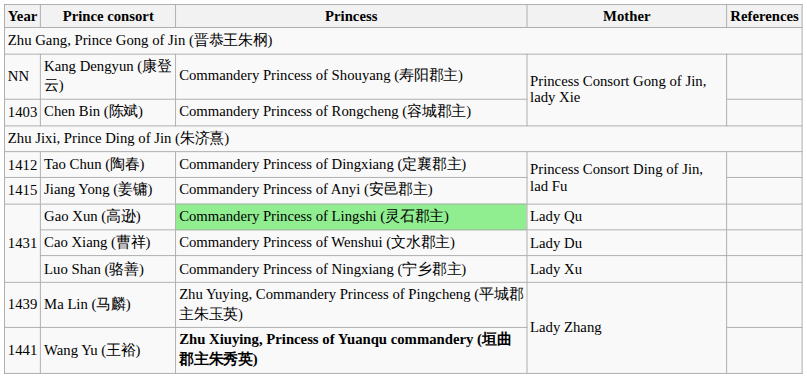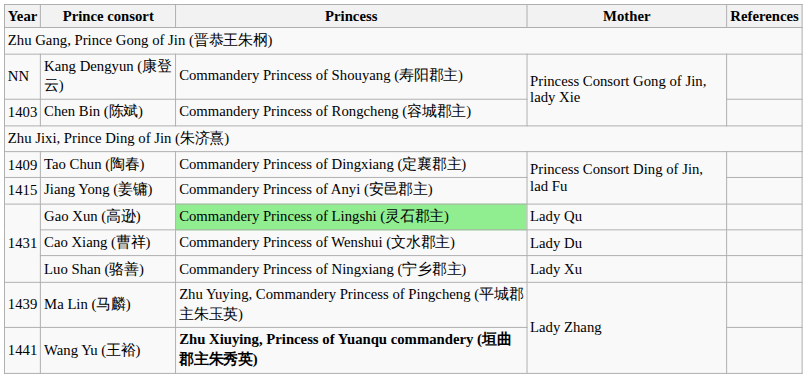(23, 164) 1412 -> (23, 164) 1409
